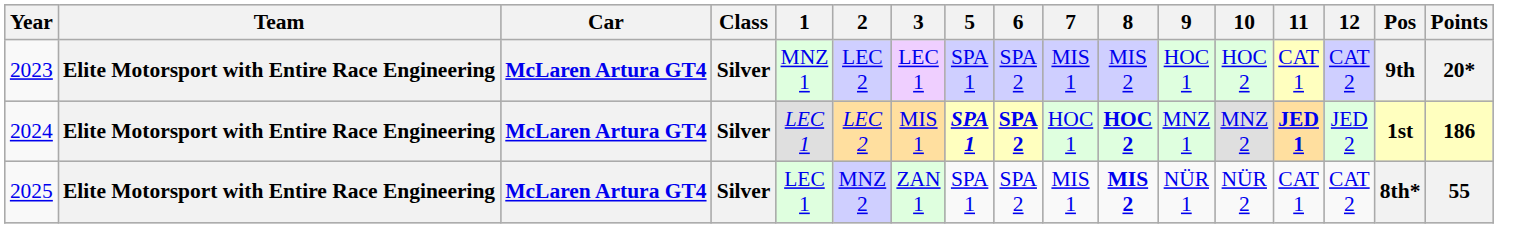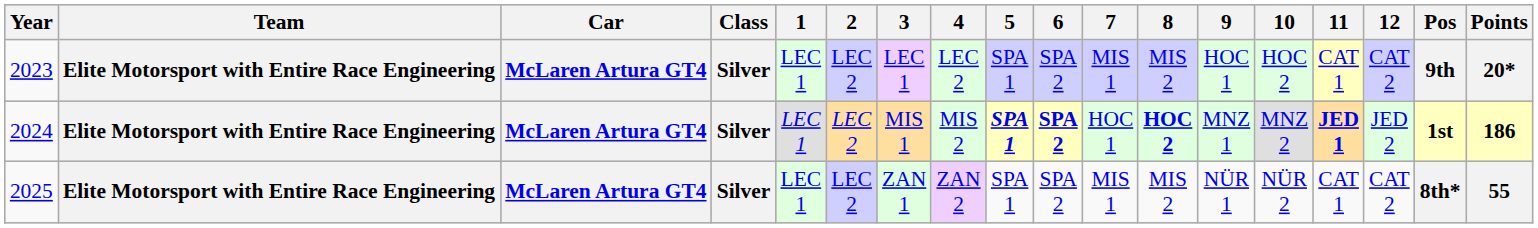+ column: (959, 21)
(804, 69) MNZ 1 -> (801, 69) LEC 1
(862, 191) MNZ 2 -> (852, 191) LEC 2
(1128, 191) bold -> (1168, 191) normal
